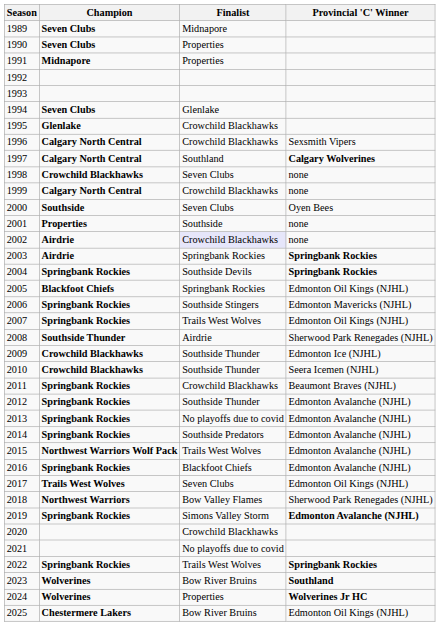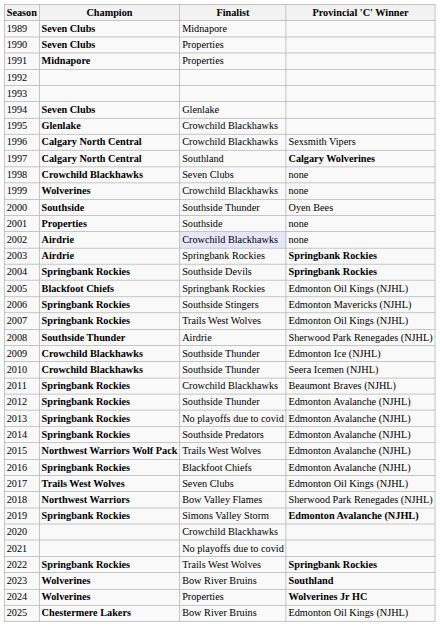(92, 191) Calgary North Central -> (66, 191) Wolverines
(208, 207) Seven Clubs -> (221, 207) Southside Thunder
